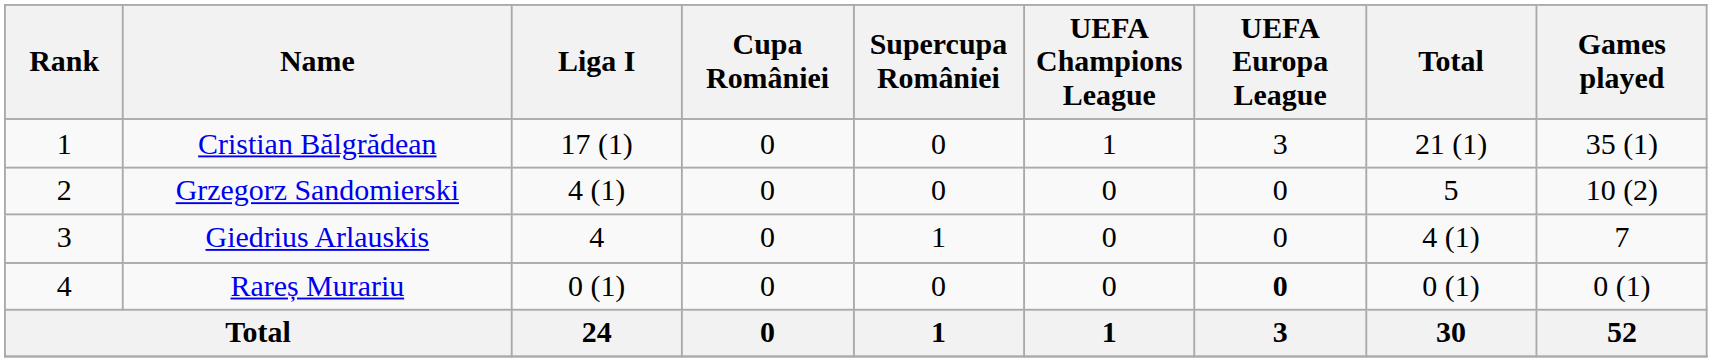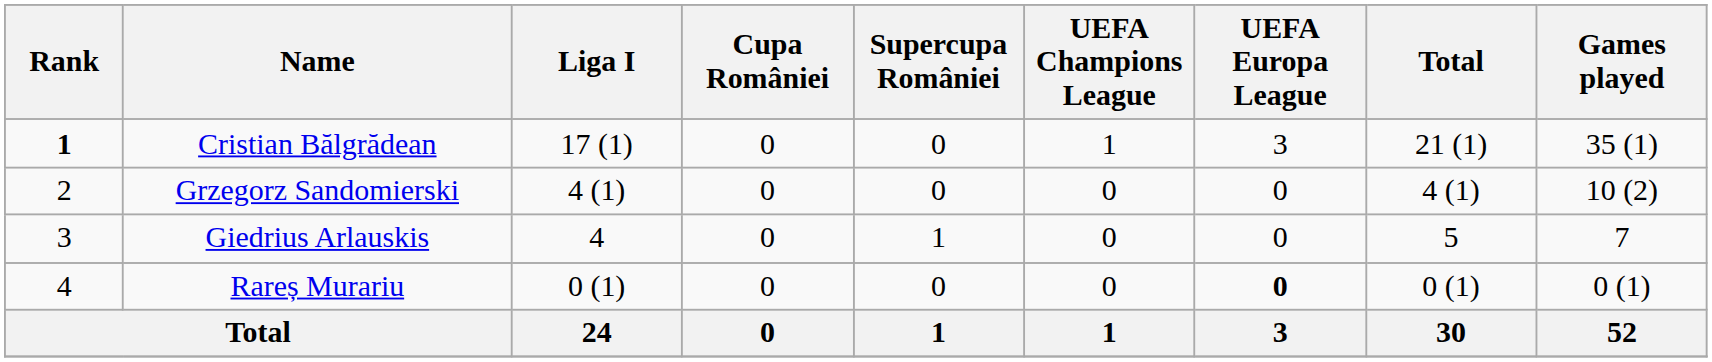(64, 142) normal -> (64, 142) bold
(1451, 190) 5 -> (1451, 190) 4 (1)
(1451, 237) 4 (1) -> (1451, 237) 5
